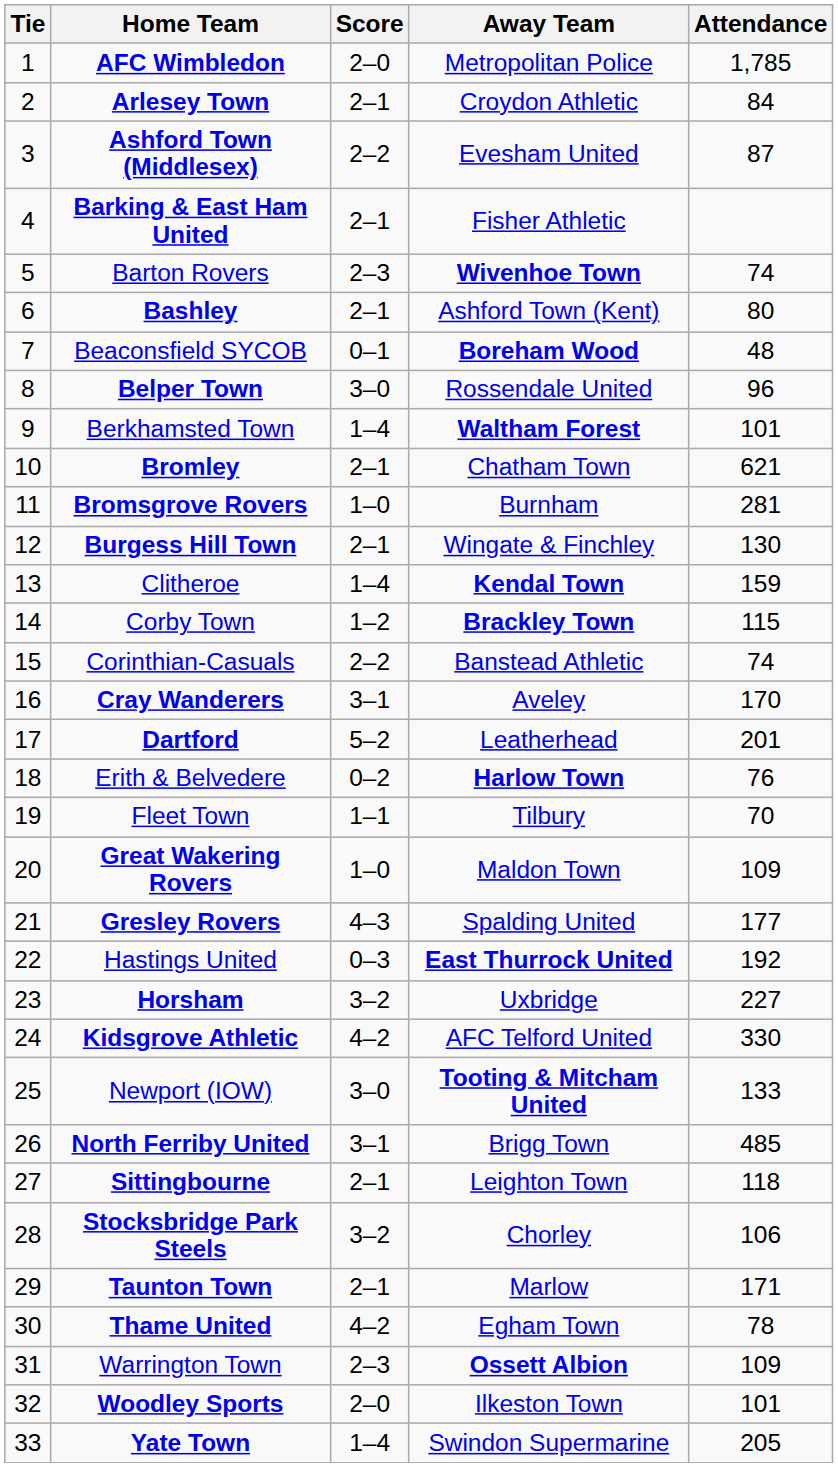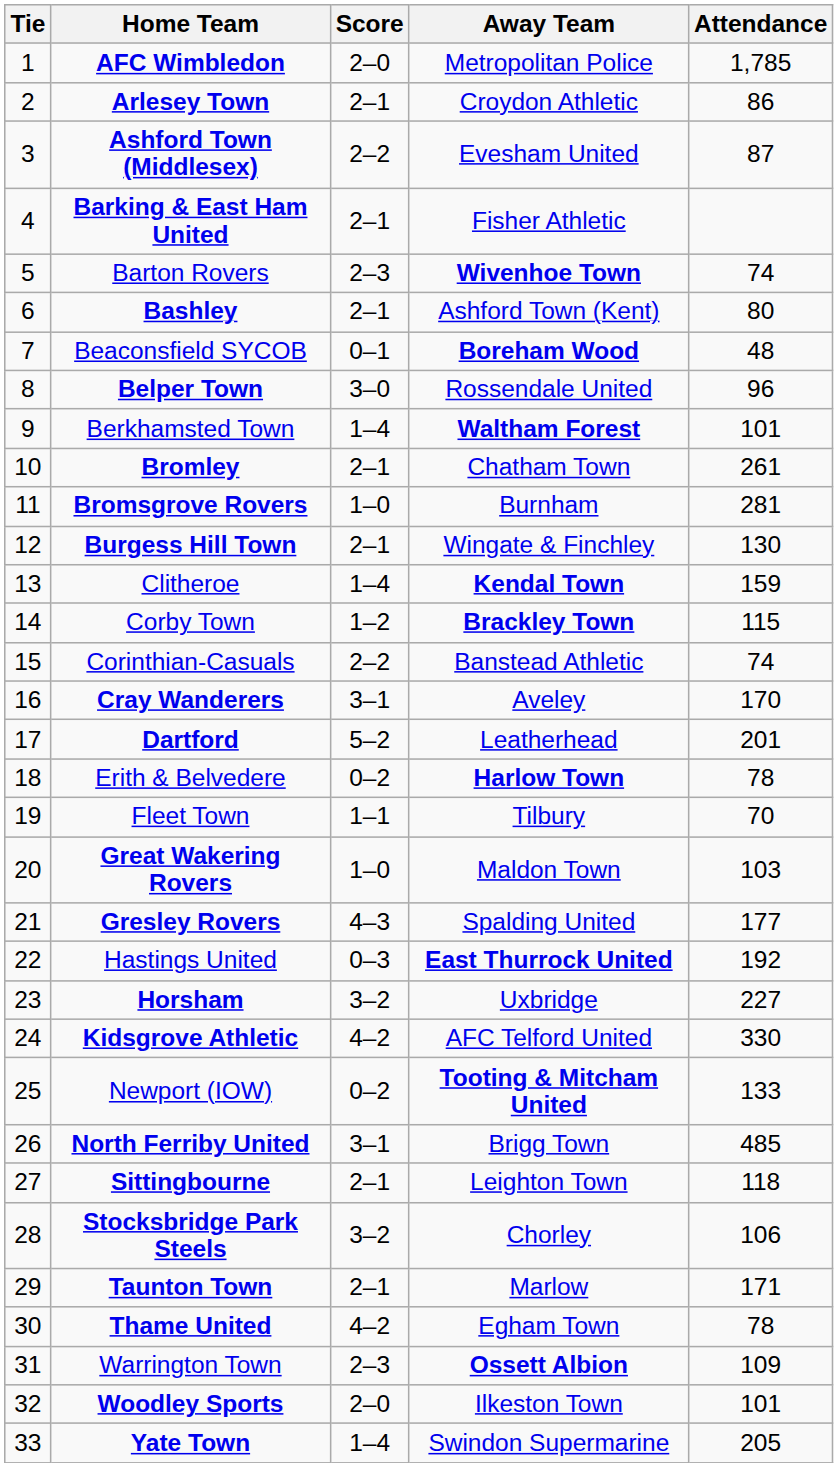(761, 101) 84 -> (761, 101) 86
(761, 467) 621 -> (761, 467) 261
(761, 777) 76 -> (761, 777) 78
(761, 869) 109 -> (761, 869) 103
(370, 1090) 3–0 -> (370, 1090) 0–2
